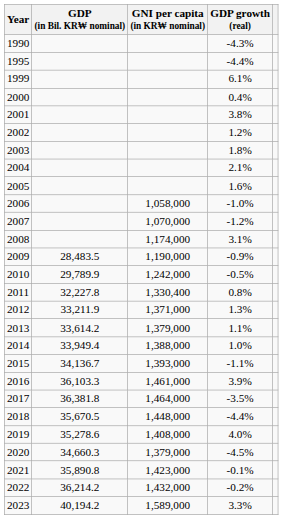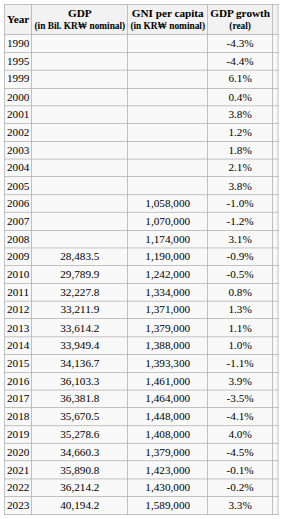(240, 185) 1.6% -> (240, 185) 3.8%
(168, 292) 1,330,400 -> (168, 292) 1,334,000
(168, 363) 1,393,000 -> (168, 363) 1,393,300
(240, 416) -4.4% -> (240, 416) -4.1%
(168, 487) 1,432,000 -> (168, 487) 1,430,000
